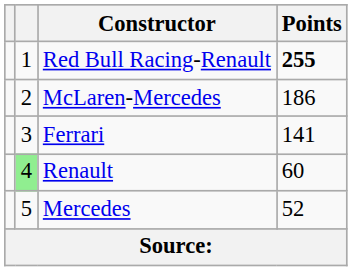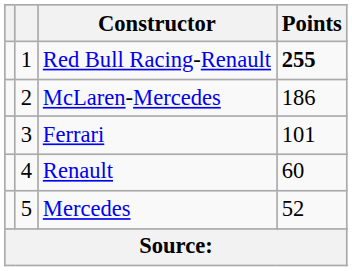(299, 134) 141 -> (299, 134) 101
(27, 171) lightgreen background -> (27, 171) no background
